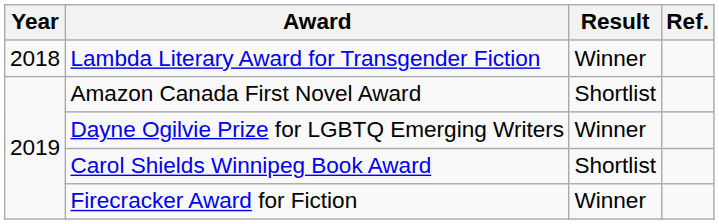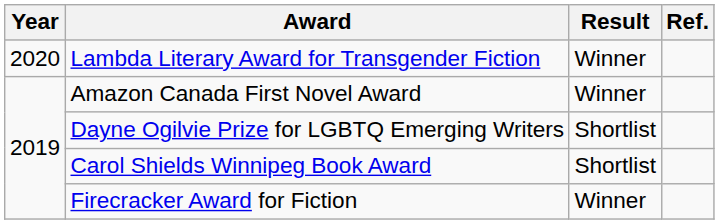(35, 58) 2018 -> (35, 58) 2020
(615, 93) Shortlist -> (610, 93) Winner
(610, 129) Winner -> (615, 129) Shortlist
